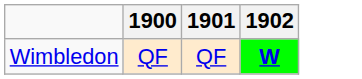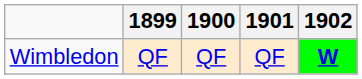+ column: (153, 21)
